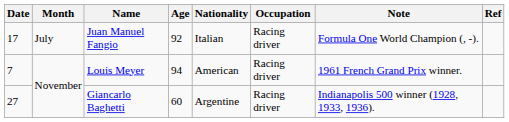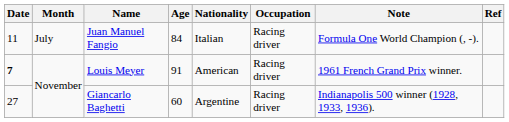(13, 38) 17 -> (12, 38) 11
(176, 38) 92 -> (176, 38) 84
(10, 69) normal -> (10, 69) bold
(176, 69) 94 -> (176, 69) 91
